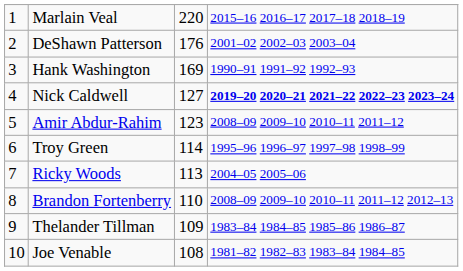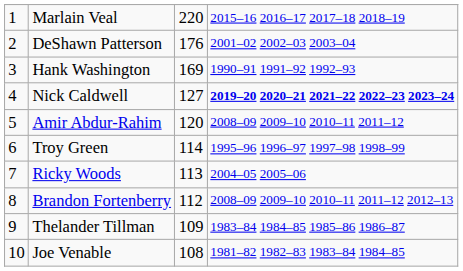(191, 122) 123 -> (191, 122) 120
(191, 200) 110 -> (191, 200) 112
